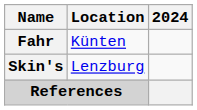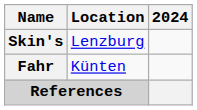rows swapped: (36, 42) <-> (36, 67)
